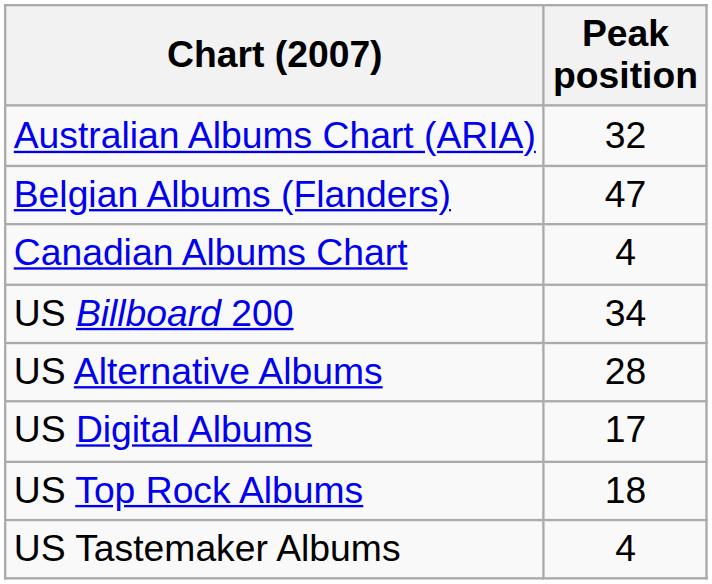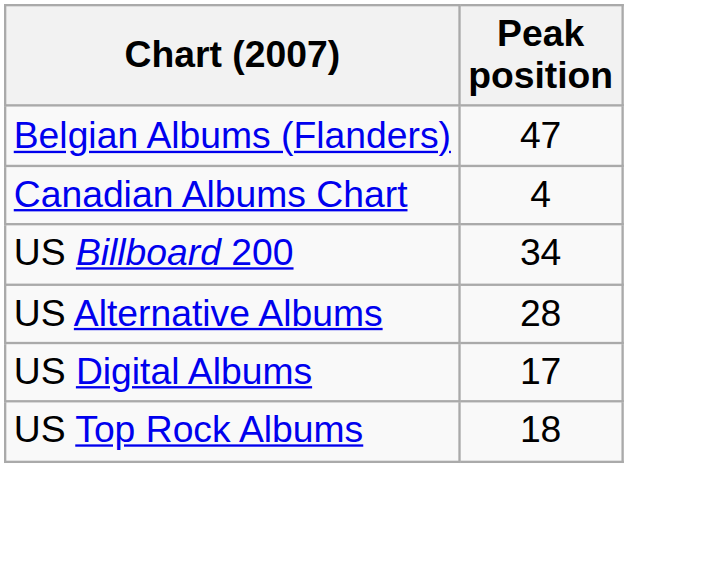- row: (275, 135)
- row: (207, 548)
